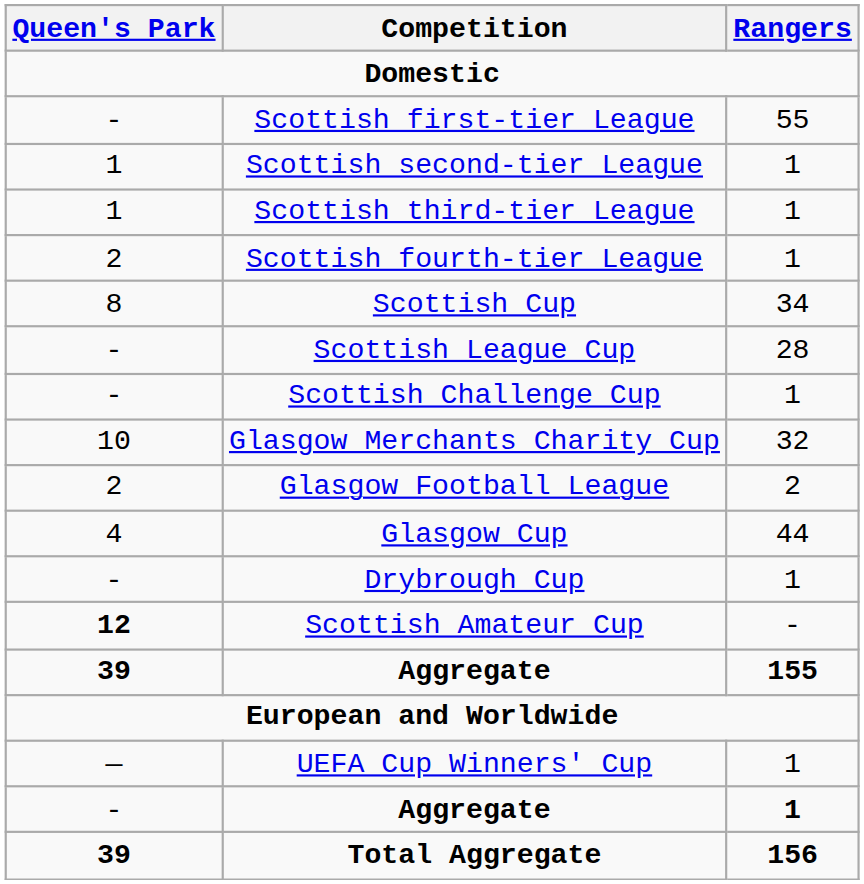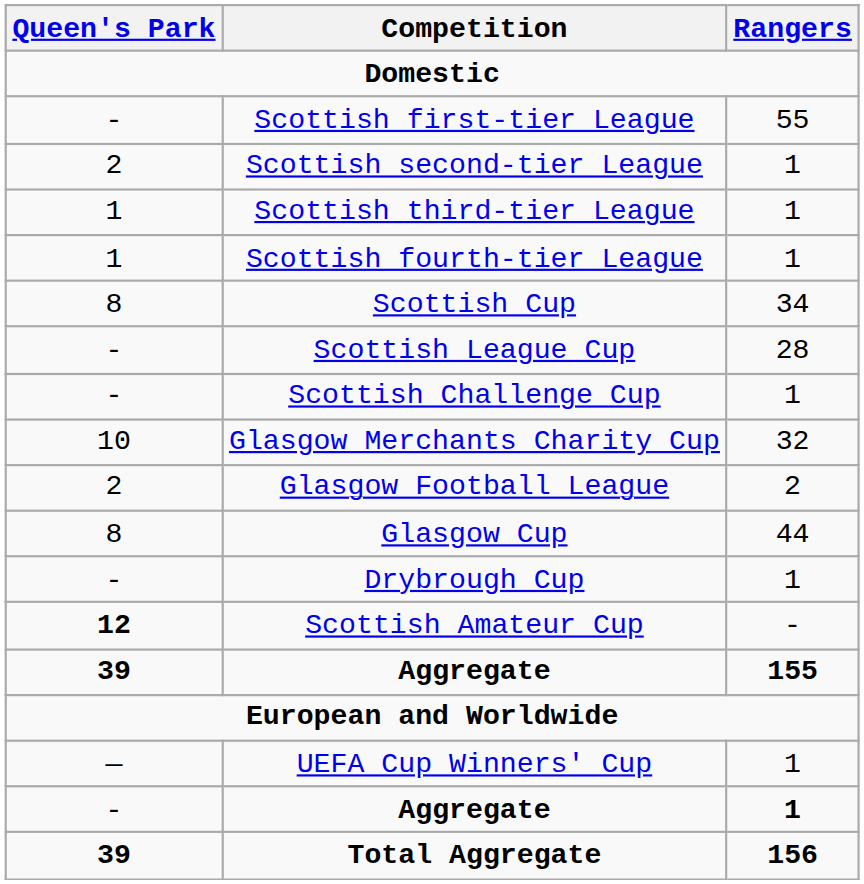(114, 166) 1 -> (114, 166) 2
(114, 258) 2 -> (114, 258) 1
(114, 534) 4 -> (114, 534) 8
